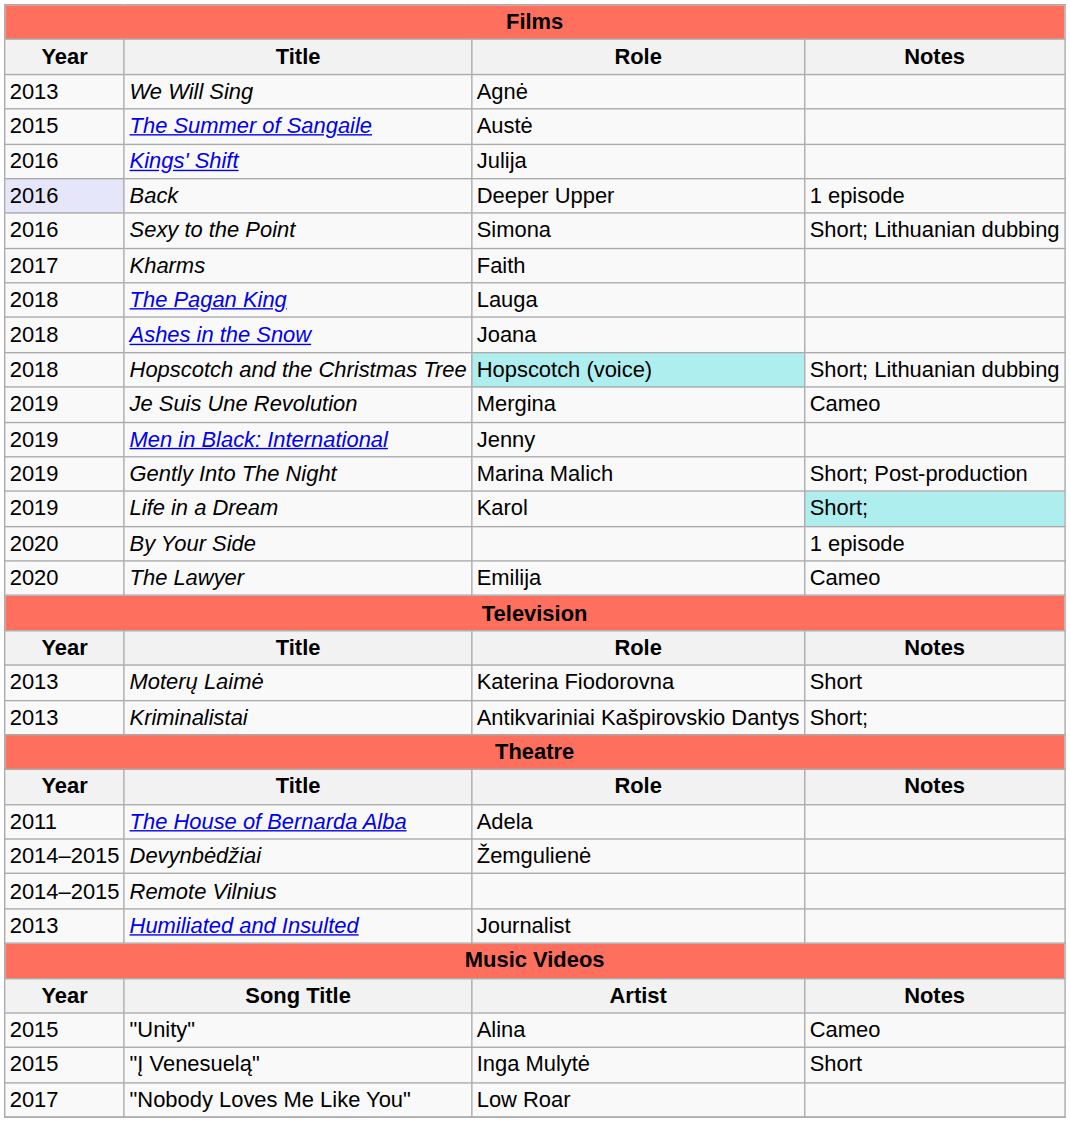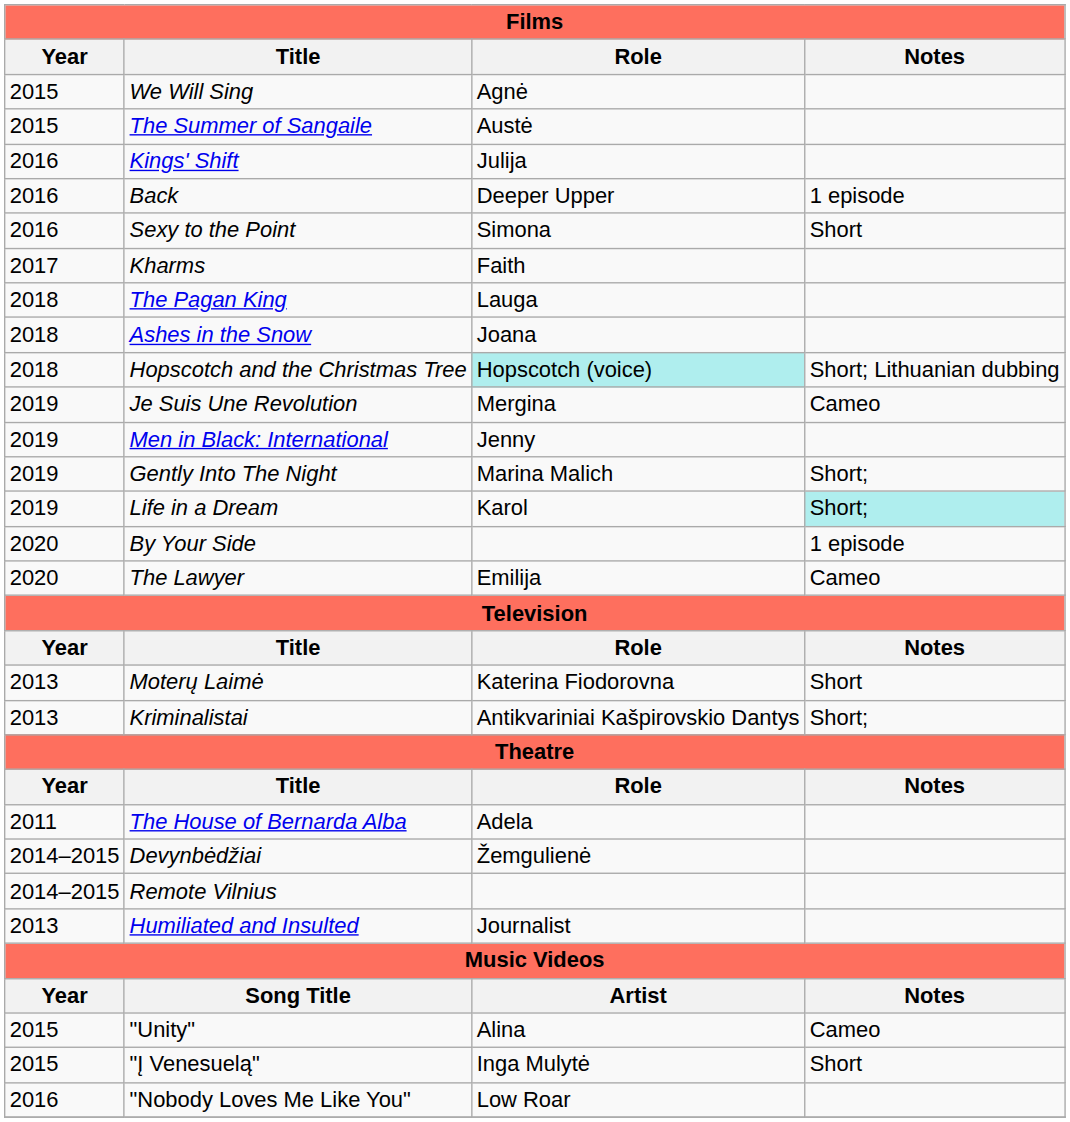(34, 91) 2013 -> (34, 91) 2015
(34, 195) lavender background -> (34, 195) no background
(935, 230) Short; Lithuanian dubbing -> (836, 230) Short
(919, 473) Short; Post-production -> (839, 473) Short;
(34, 1099) 2017 -> (34, 1099) 2016
